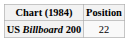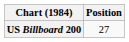(104, 29) 22 -> (104, 29) 27
